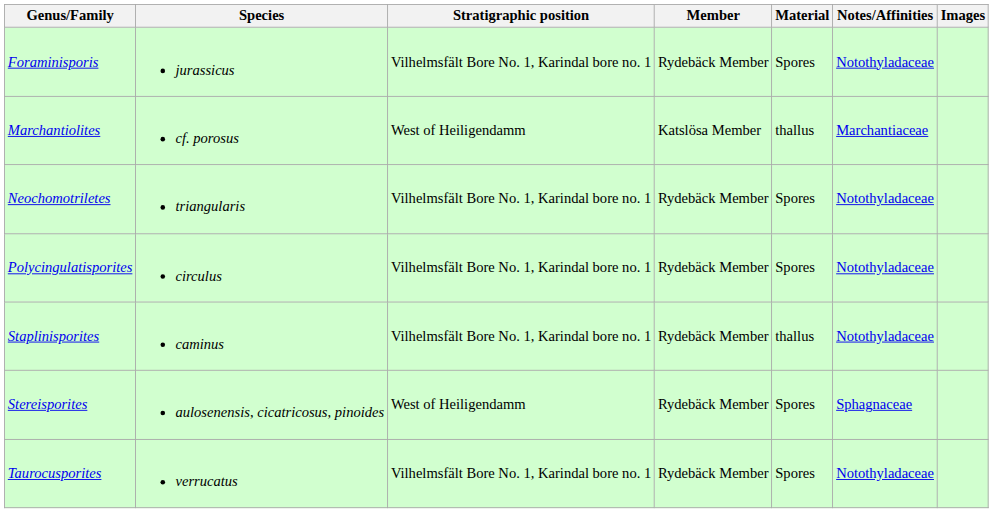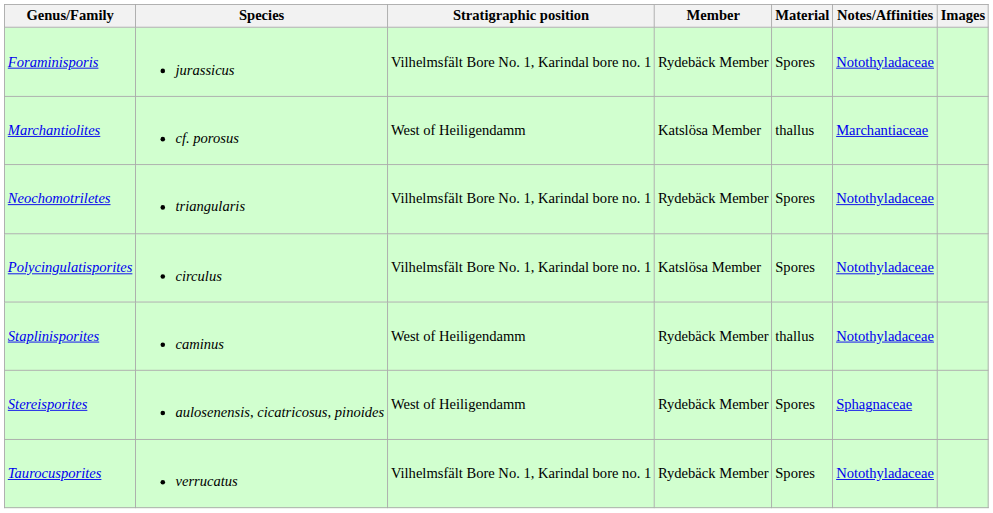(713, 267) Rydebäck Member -> (709, 267) Katslösa Member
(521, 336) Vilhelmsfält Bore No. 1, Karindal bore no. 1 -> (458, 336) West of Heiligendamm
